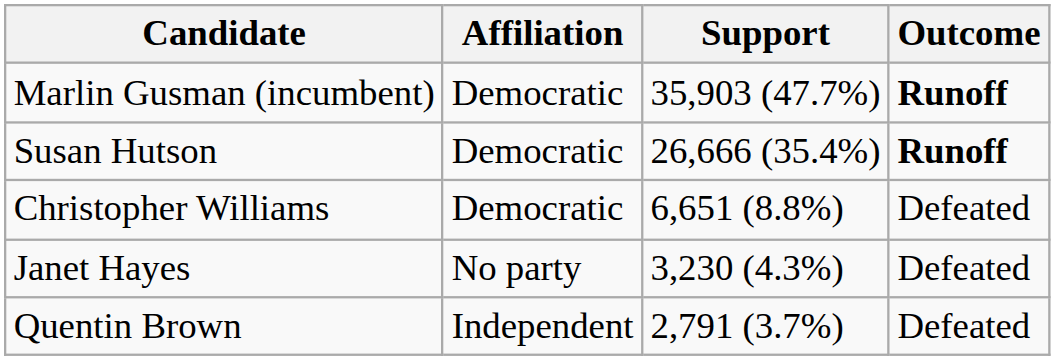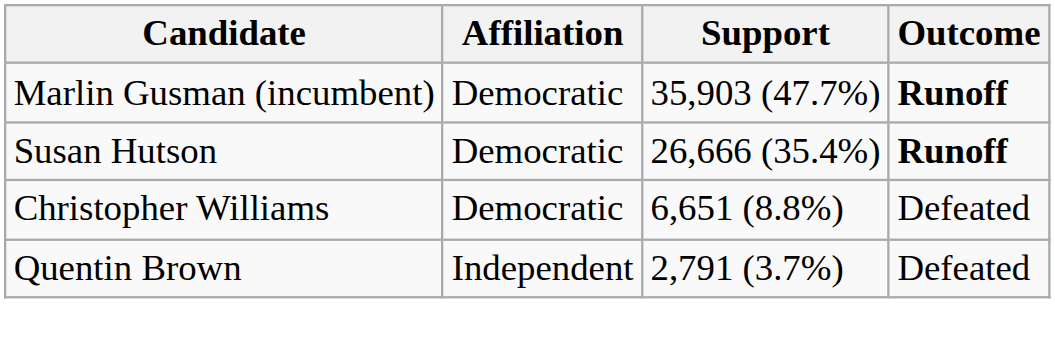- row: (102, 267)
